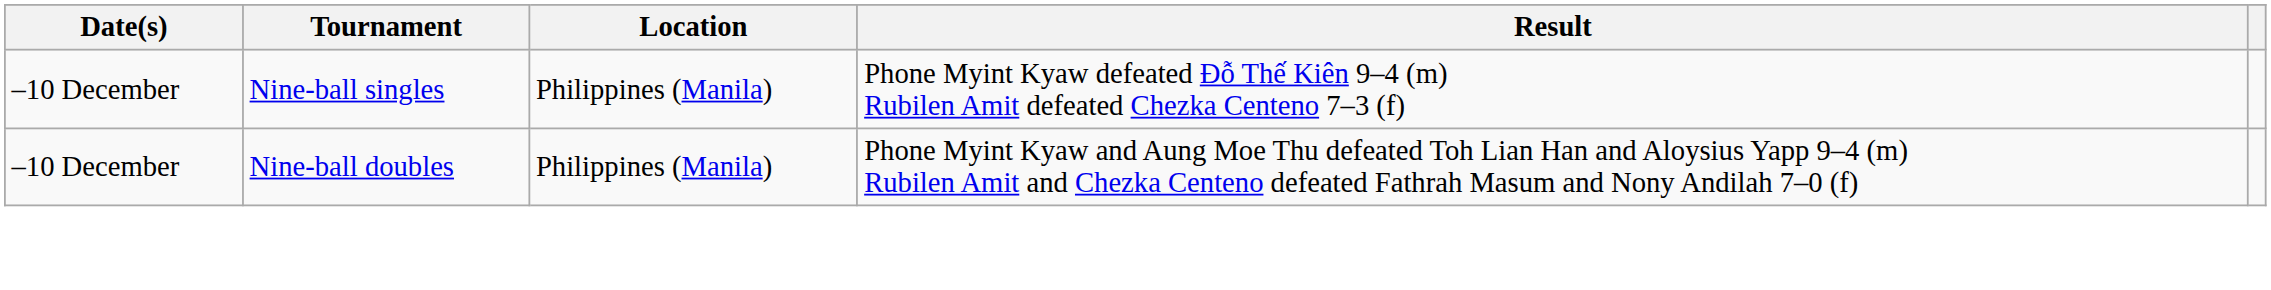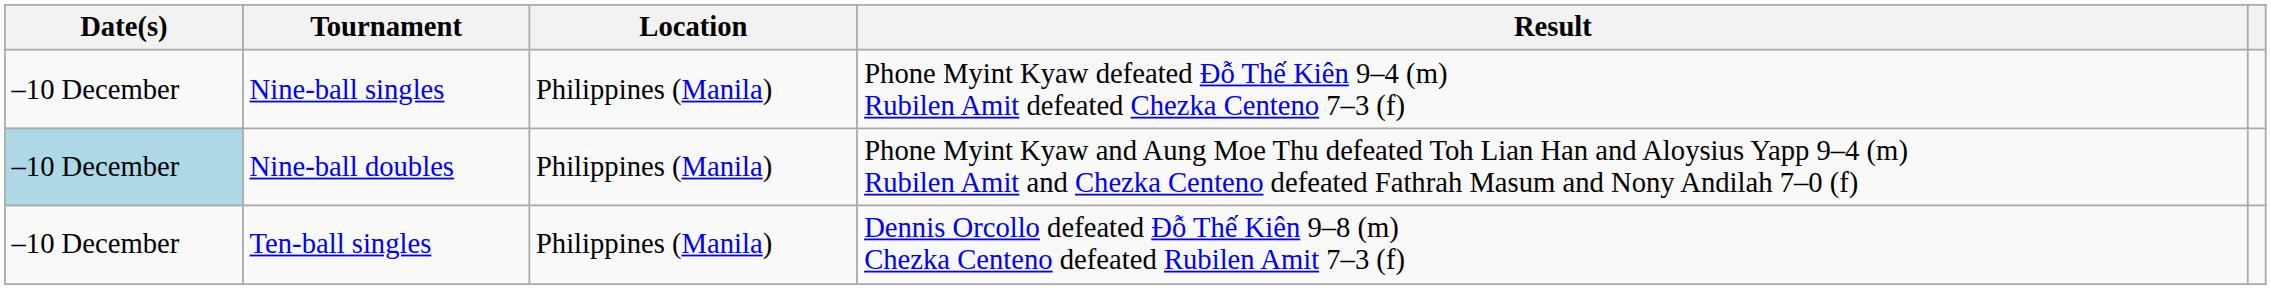(95, 166) no background -> (95, 166) lightblue background
+ row: (340, 244)
